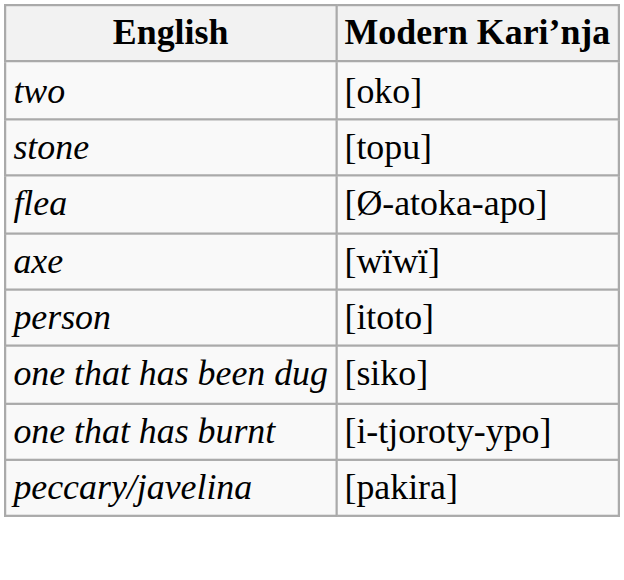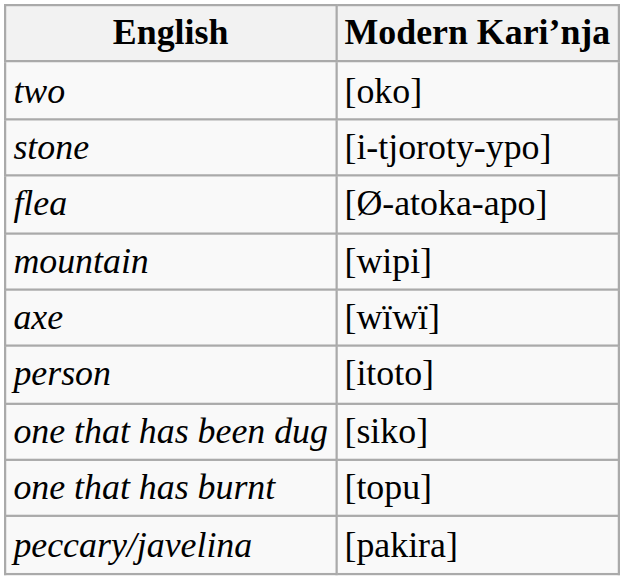(388, 146) [topu] -> (448, 146) [i-tjoroty-ypo]
+ row: (81, 260)
(448, 430) [i-tjoroty-ypo] -> (388, 487) [topu]
